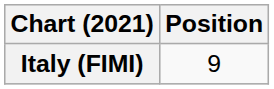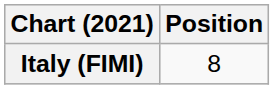(214, 63) 9 -> (214, 63) 8
